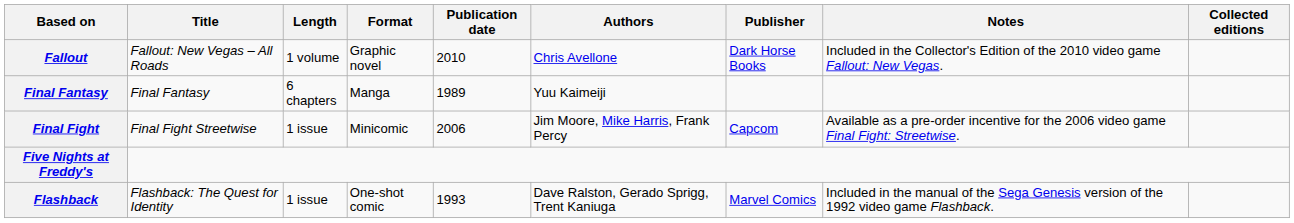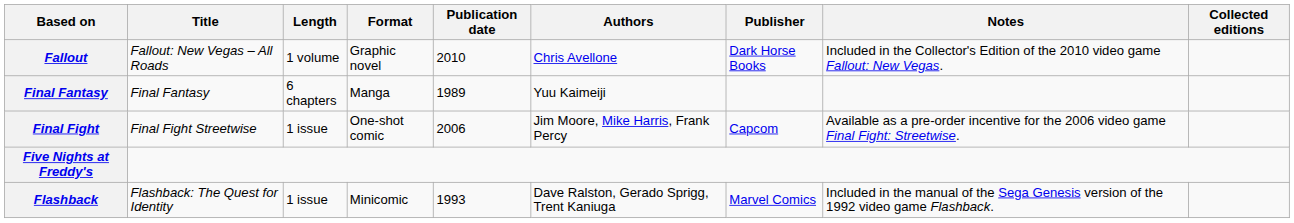(379, 128) Minicomic -> (377, 128) One-shot comic
(377, 200) One-shot comic -> (379, 200) Minicomic
